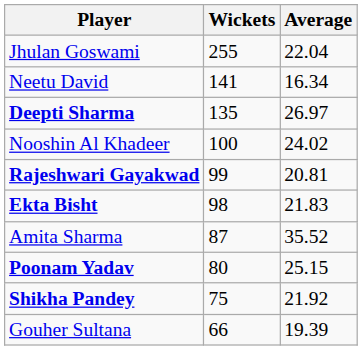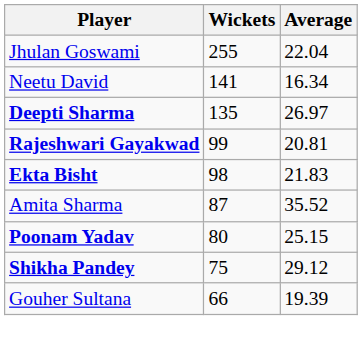- row: (89, 143)
(306, 298) 21.92 -> (306, 267) 29.12
